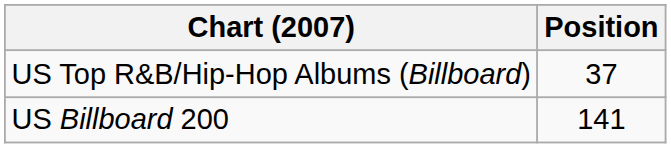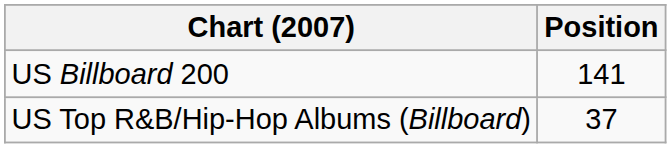rows swapped: (120, 119) <-> (271, 73)
